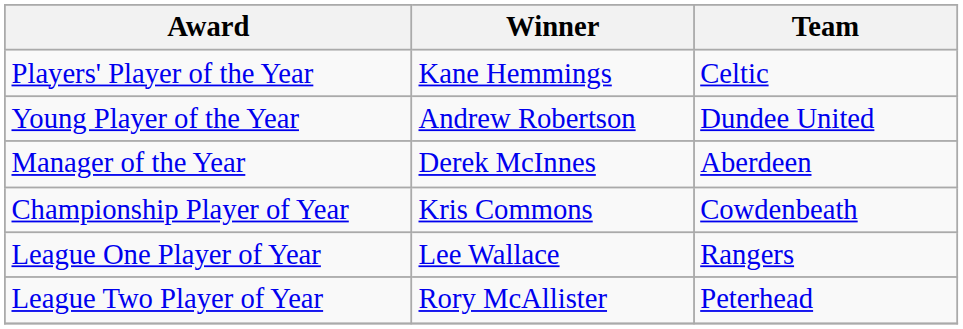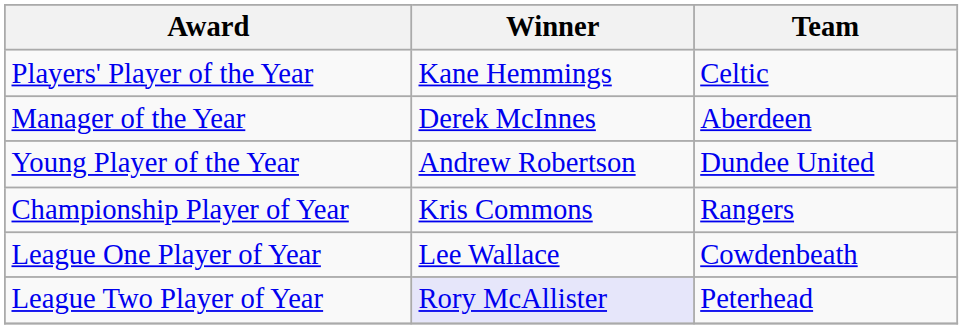rows swapped: (155, 118) <-> (128, 163)
(779, 208) Cowdenbeath -> (747, 208) Rangers
(747, 254) Rangers -> (779, 254) Cowdenbeath
(513, 299) no background -> (513, 299) lavender background
